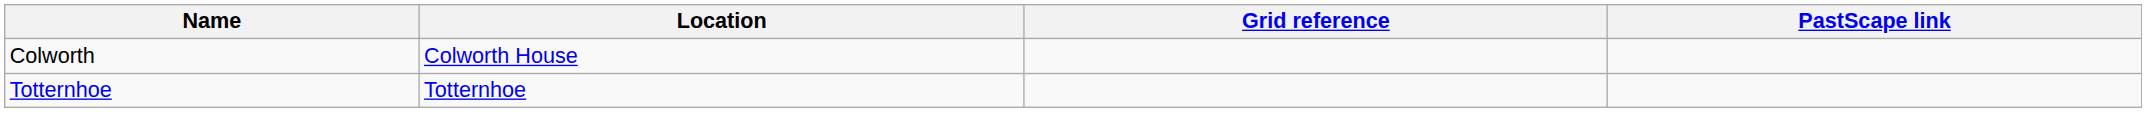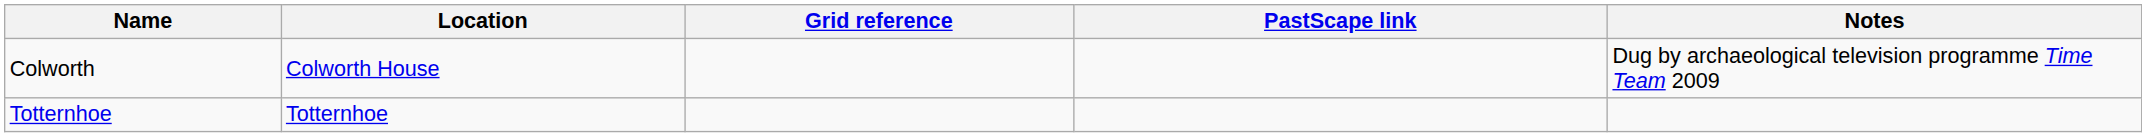+ column: (1875, 21)
